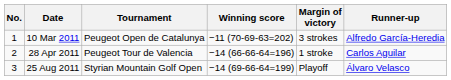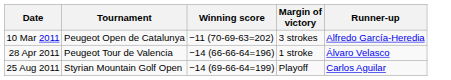- column: (14, 17)
(376, 53) Carlos Aguilar -> (358, 53) Álvaro Velasco
(378, 68) Álvaro Velasco -> (356, 68) Carlos Aguilar
